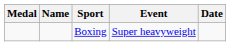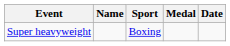columns swapped: (22, 13) <-> (154, 13)
